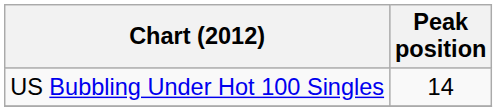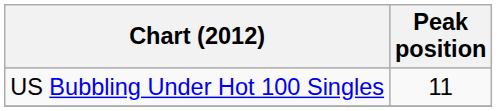(441, 86) 14 -> (441, 86) 11
